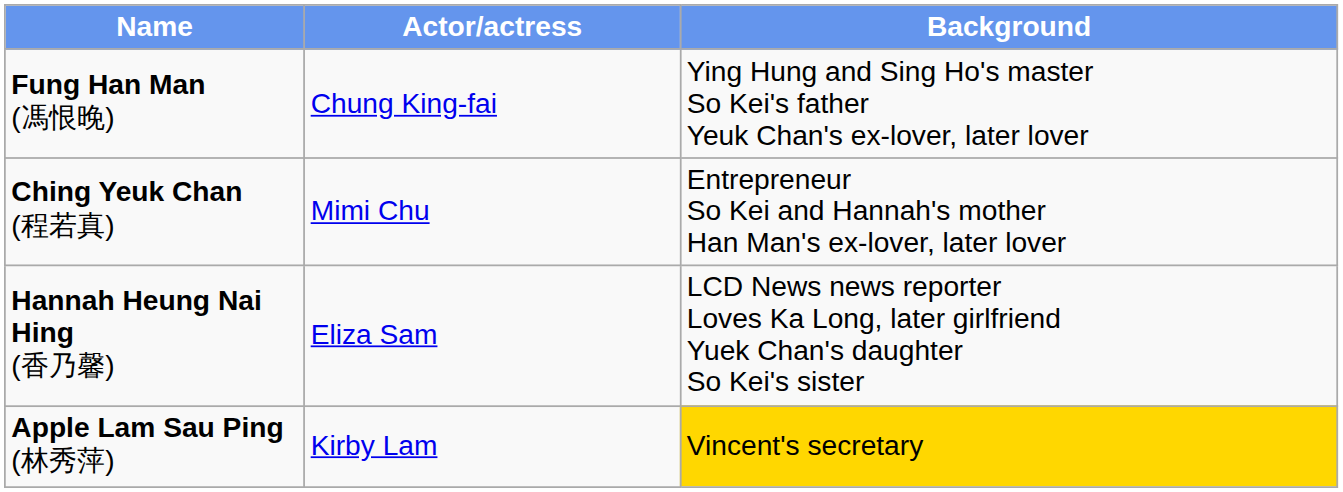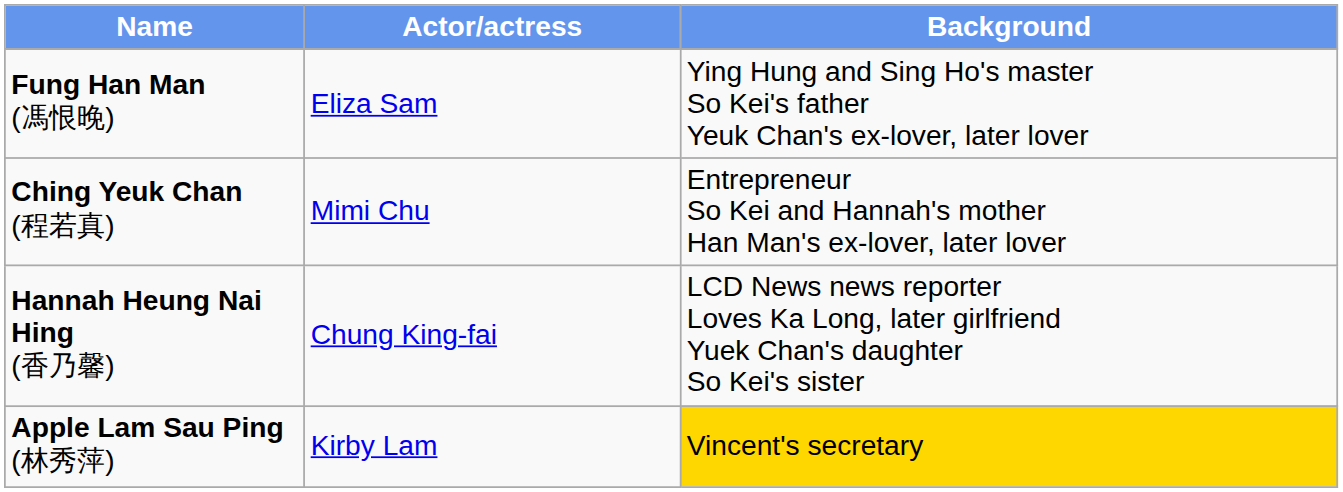(404, 103) Chung King-fai -> (374, 103) Eliza Sam
(374, 335) Eliza Sam -> (404, 335) Chung King-fai
